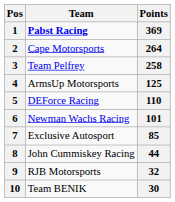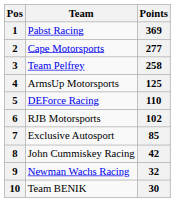(58, 31) bold -> (56, 31) normal
(154, 48) 264 -> (154, 48) 277
(79, 118) Newman Wachs Racing -> (64, 118) RJB Motorsports
(154, 118) 101 -> (154, 118) 102
(154, 153) 44 -> (154, 153) 42
(64, 171) RJB Motorsports -> (79, 171) Newman Wachs Racing
